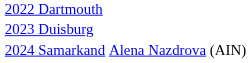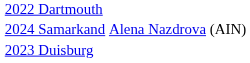rows swapped: (49, 29) <-> (55, 50)
